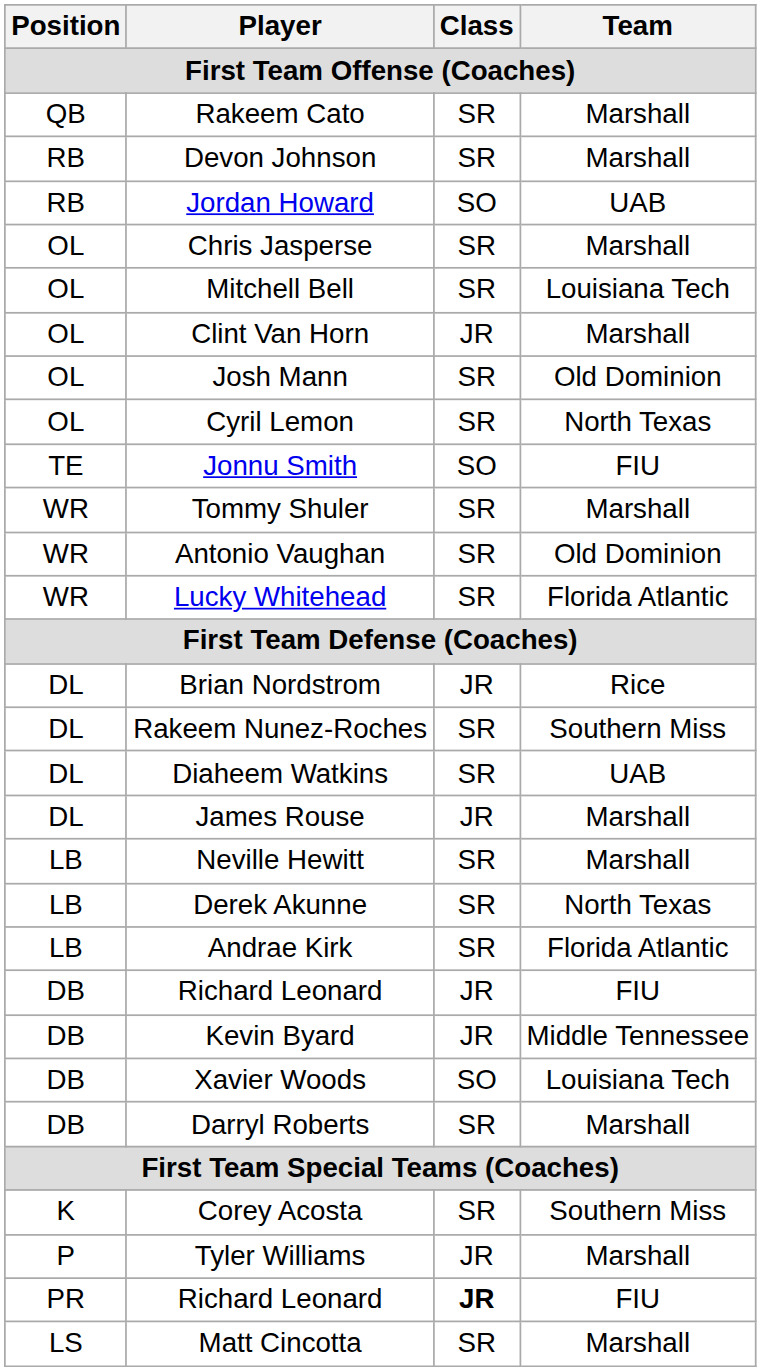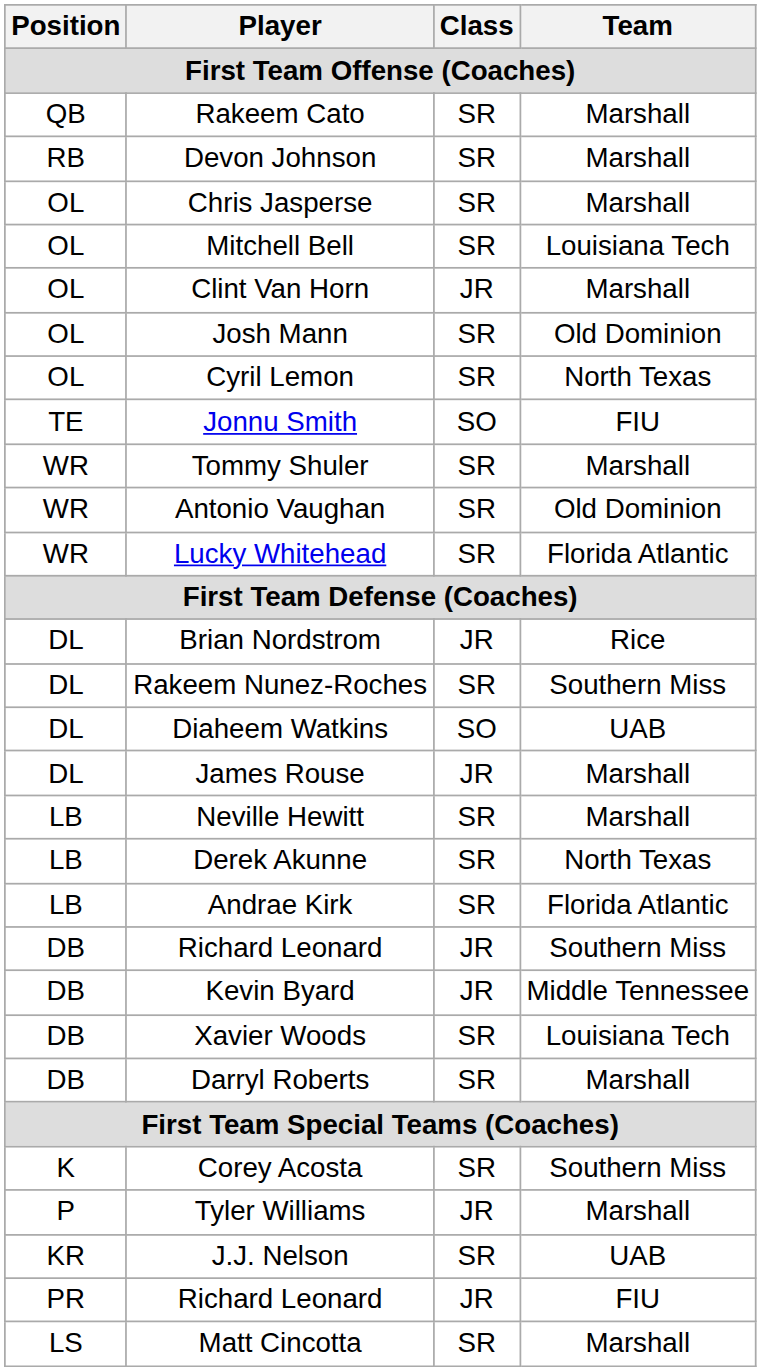- row: (66, 202)
(477, 772) SR -> (477, 728) SO
(638, 992) FIU -> (638, 948) Southern Miss
(477, 1080) SO -> (477, 1036) SR
+ row: (66, 1255)
(477, 1299) bold -> (477, 1299) normal
